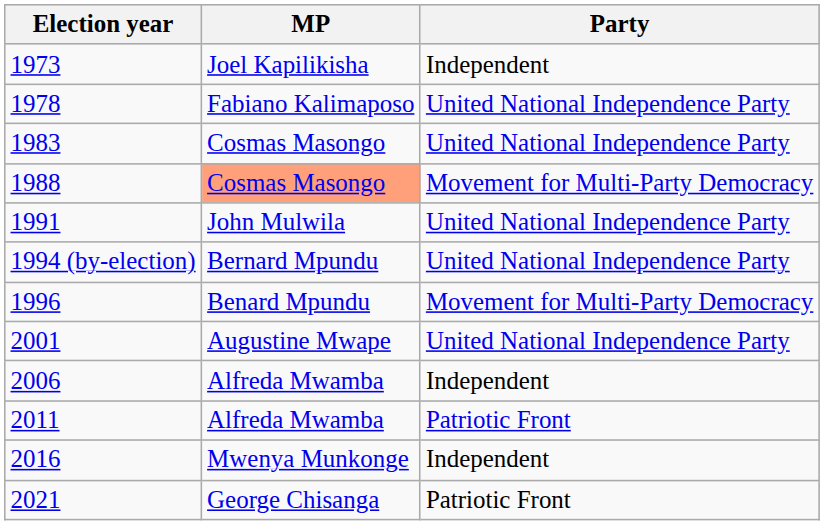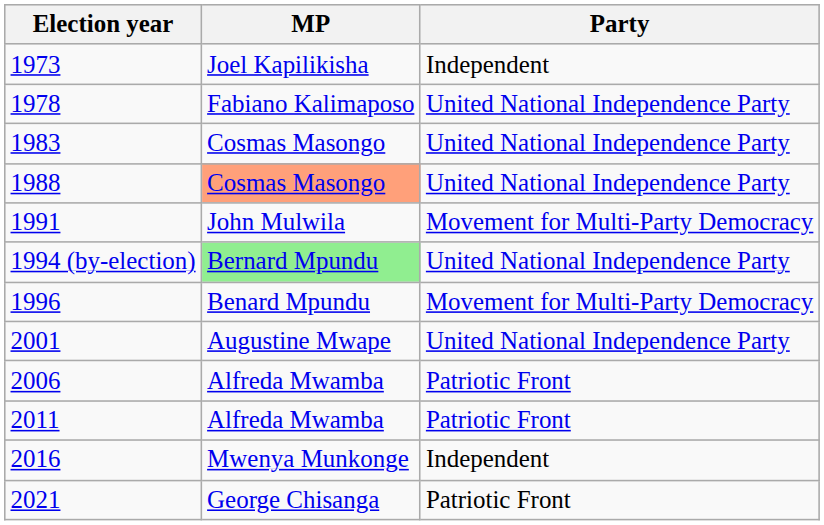(620, 182) Movement for Multi-Party Democracy -> (608, 182) United National Independence Party
(608, 222) United National Independence Party -> (620, 222) Movement for Multi-Party Democracy
(293, 261) no background -> (293, 261) lightgreen background
(488, 380) Independent -> (498, 380) Patriotic Front
